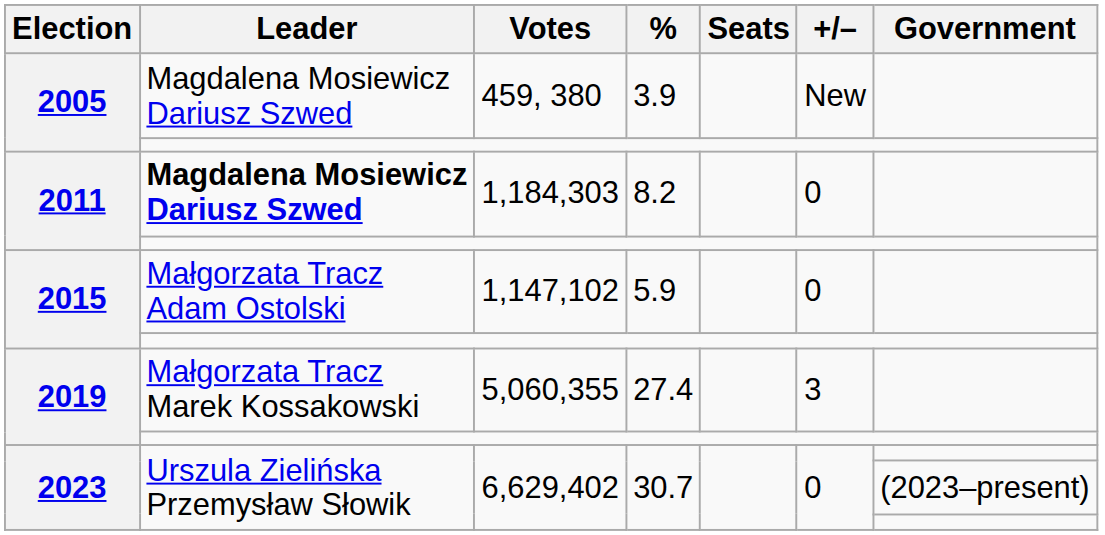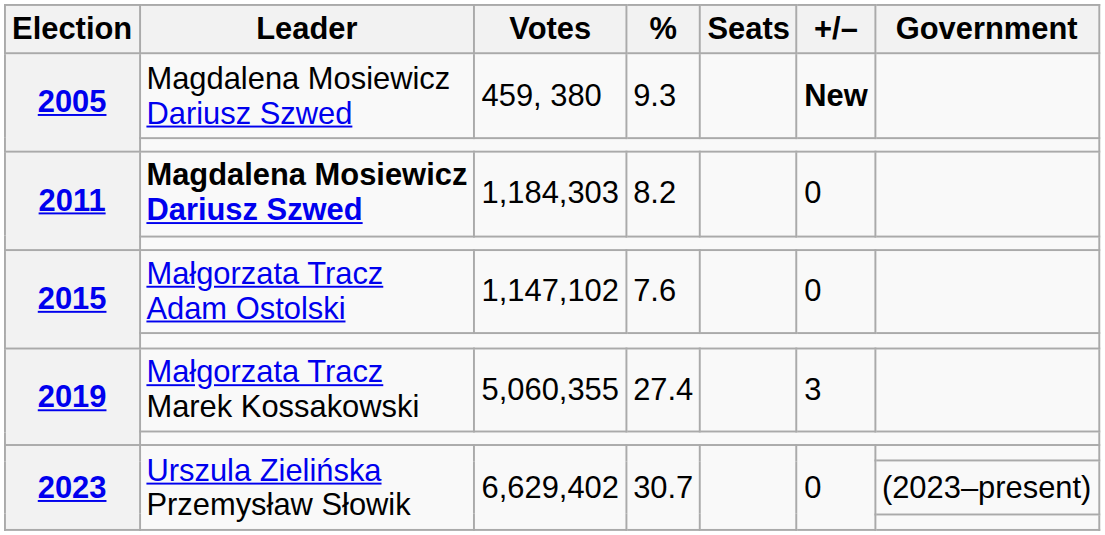(655, 95) 3.9 -> (655, 95) 9.3
(835, 95) normal -> (836, 95) bold
(655, 291) 5.9 -> (655, 291) 7.6
